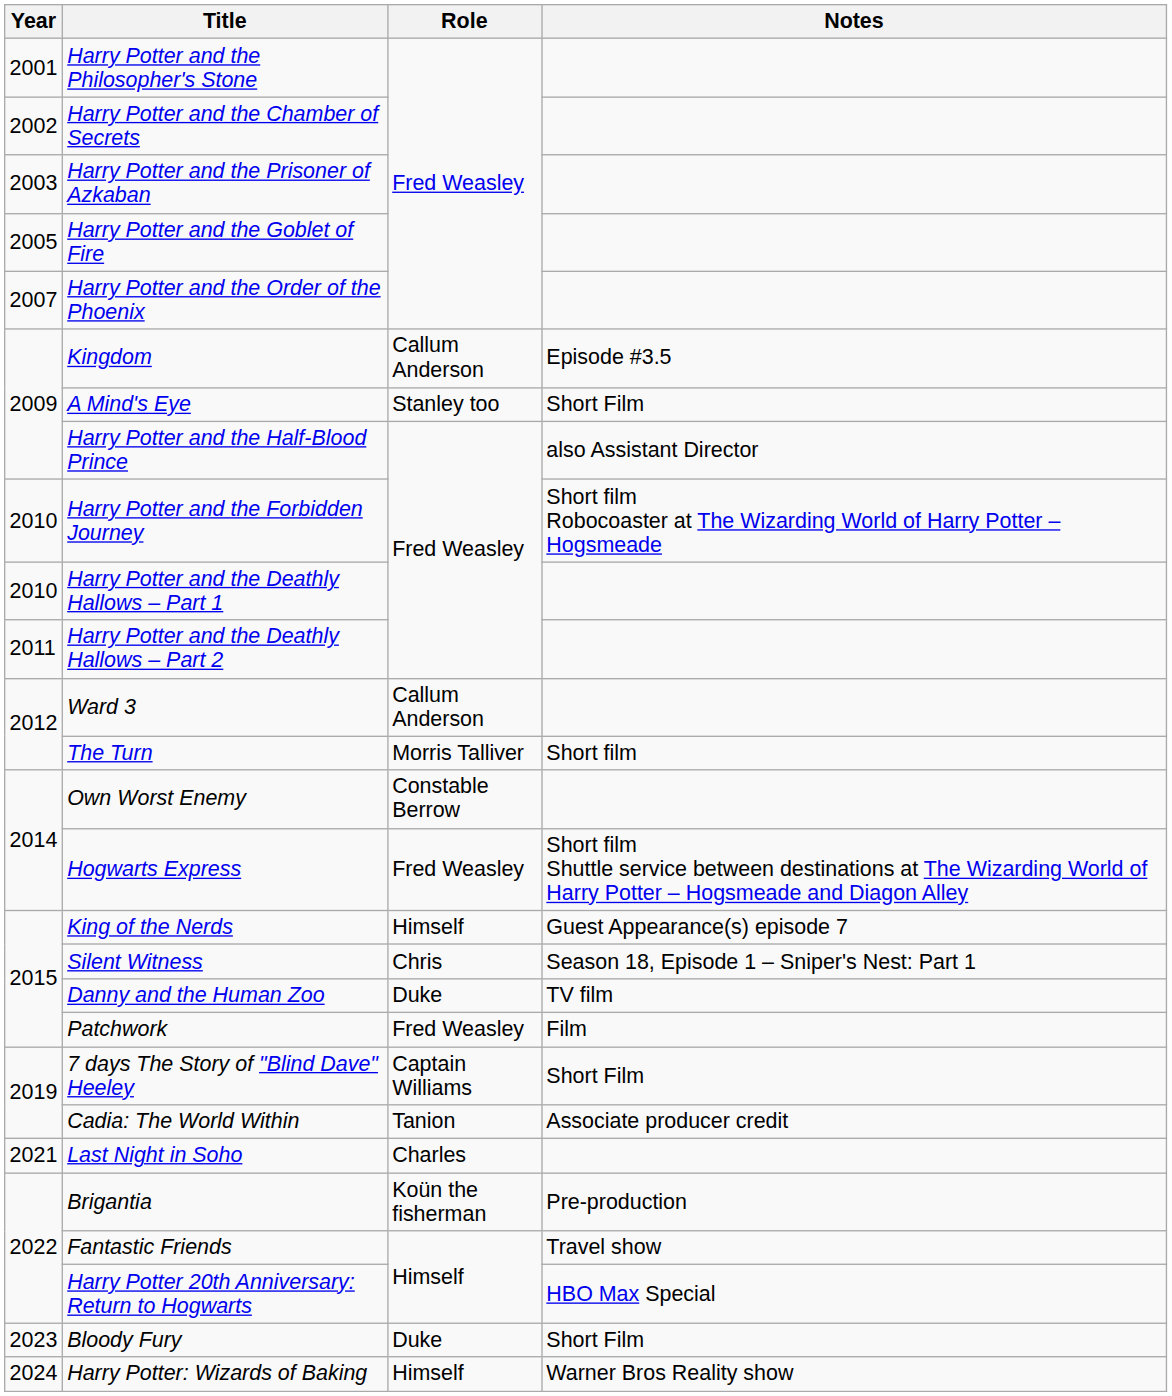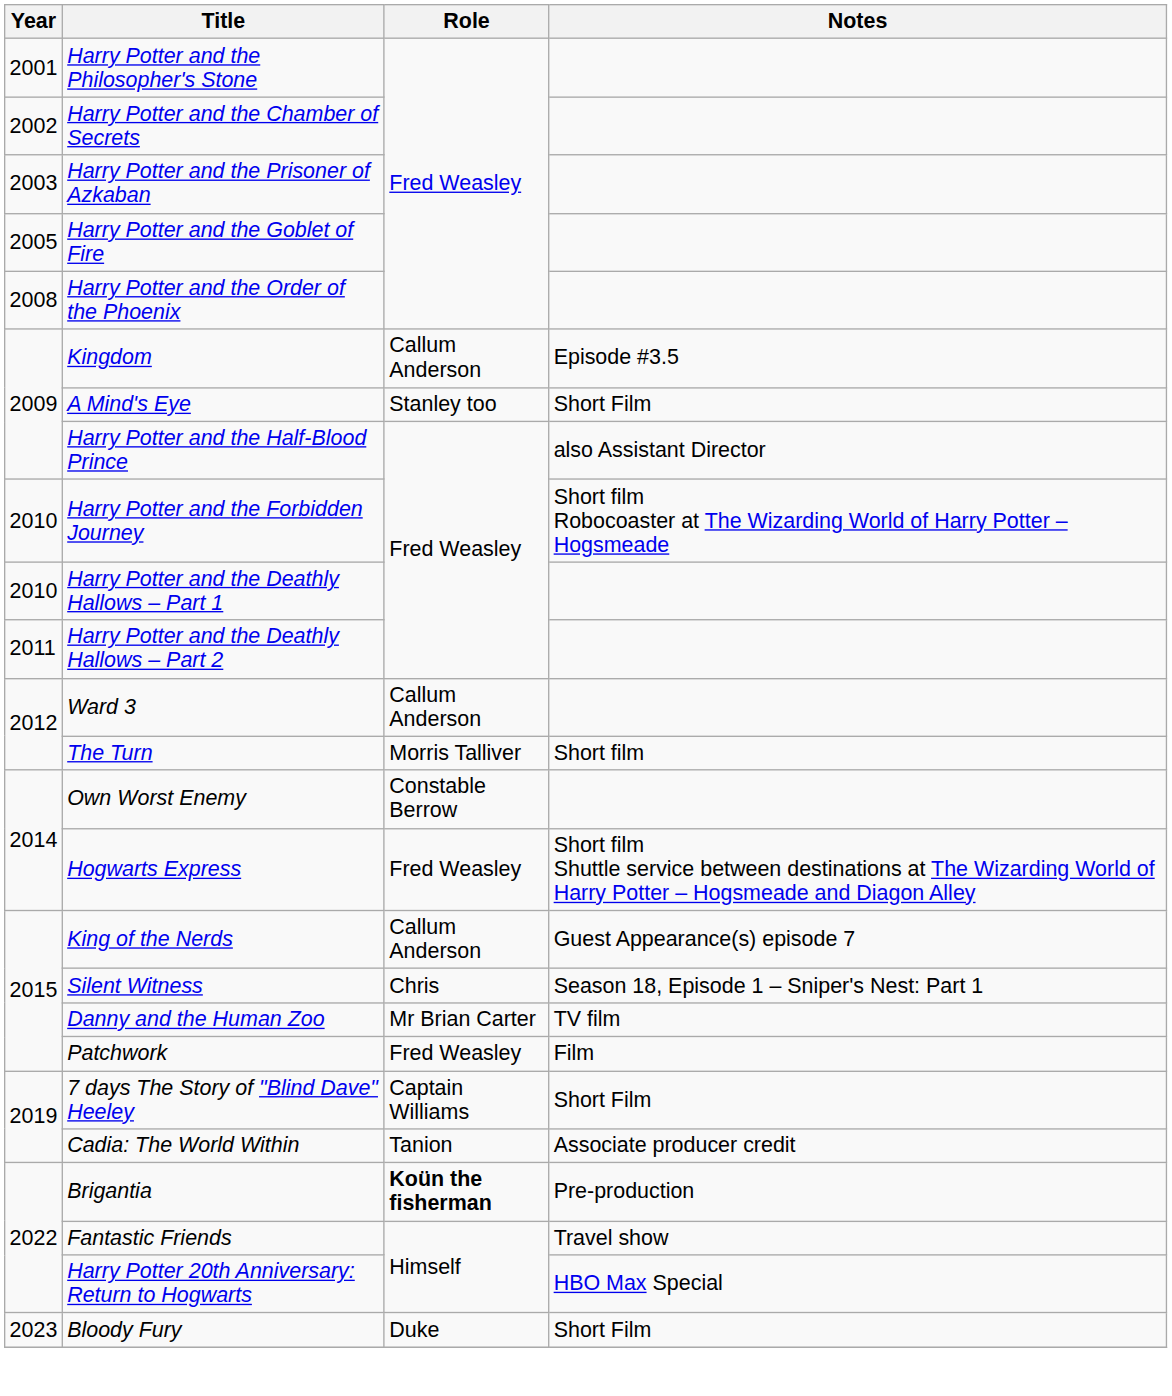(33, 300) 2007 -> (33, 300) 2008
(428, 927) Himself -> (435, 939) Callum Anderson
(417, 995) Duke -> (463, 1019) Mr Brian Carter
- row: (155, 1155)
(439, 1201) normal -> (441, 1191) bold
- row: (217, 1373)
